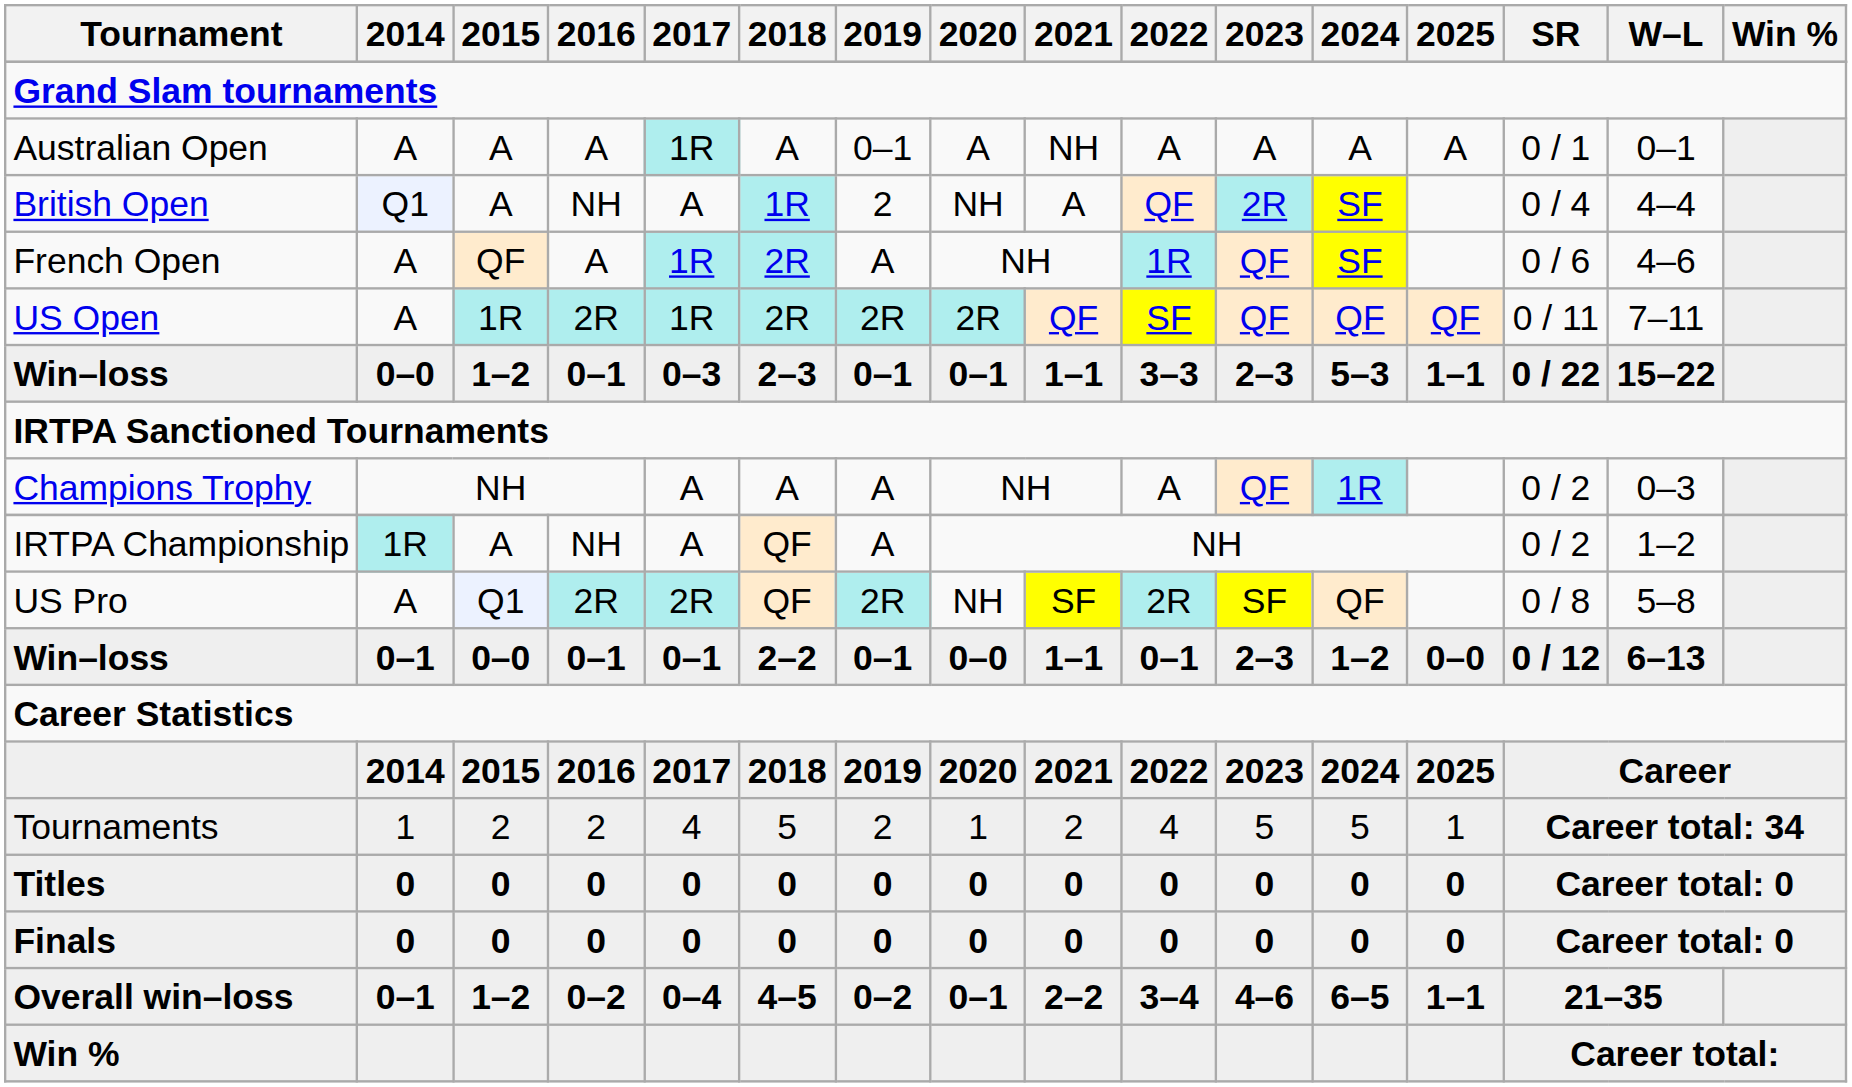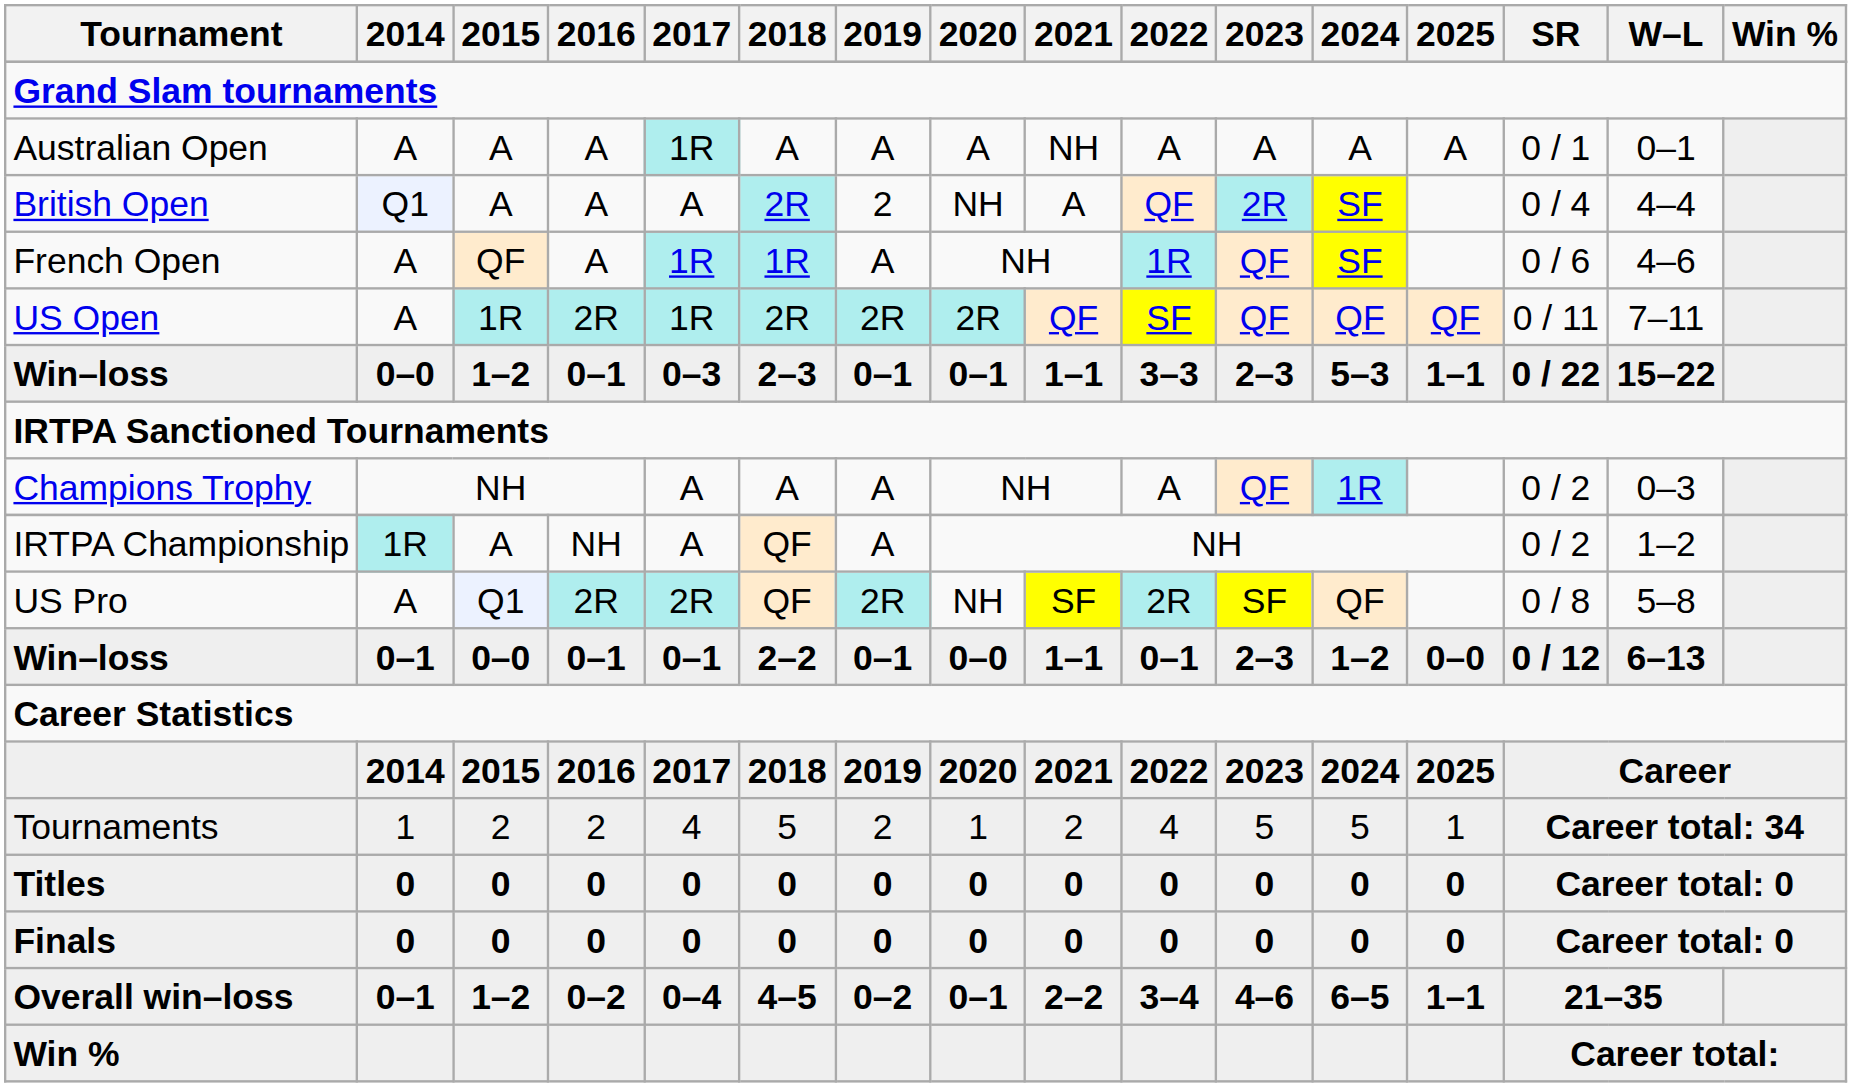(883, 147) 0–1 -> (883, 147) A
(596, 203) NH -> (596, 203) A
(787, 203) 1R -> (787, 203) 2R
(787, 260) 2R -> (787, 260) 1R
